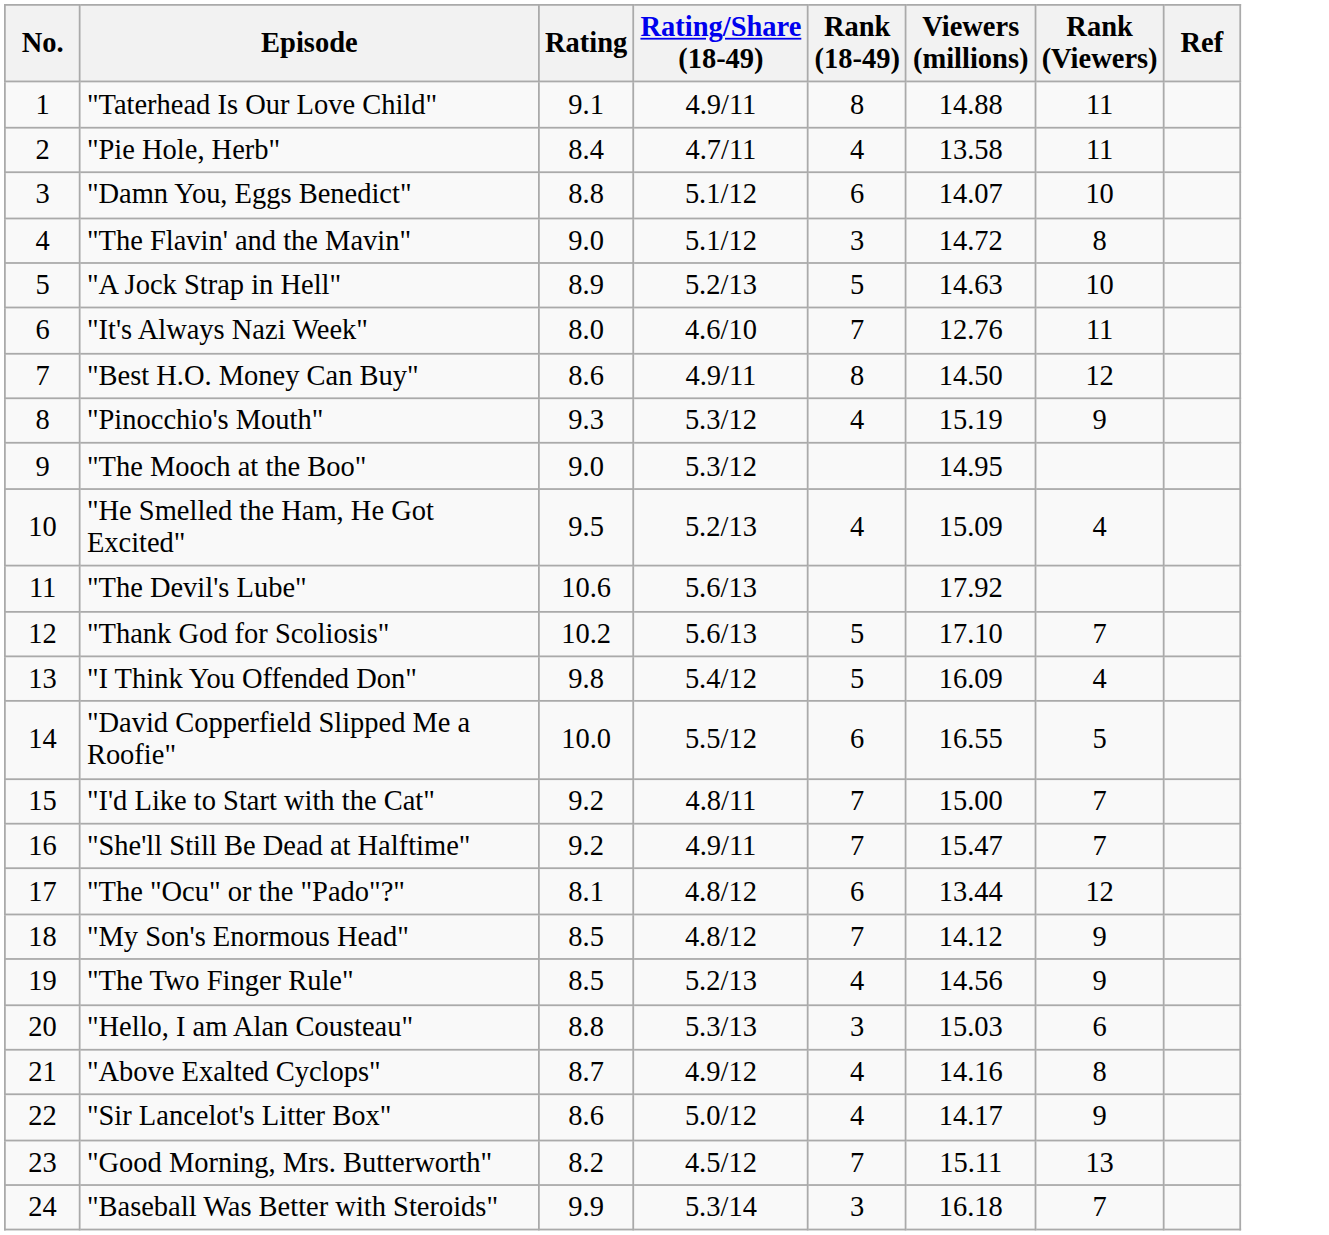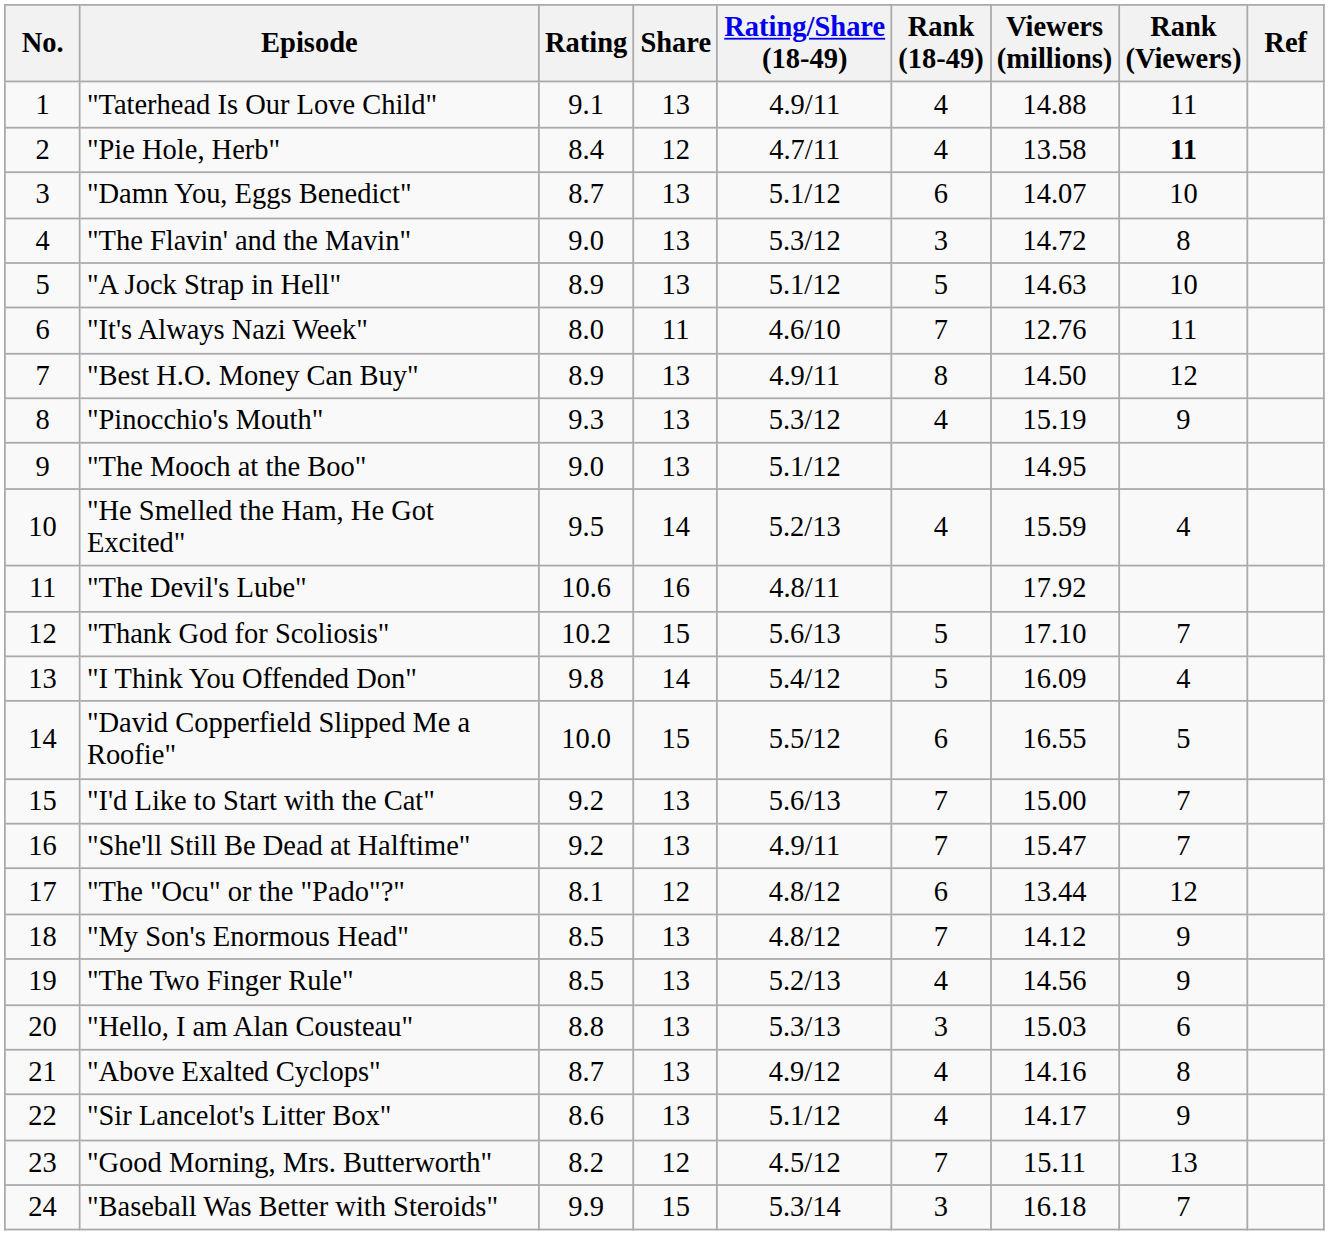+ column: (676, 43)
(857, 104) 8 -> (941, 104) 4
(1100, 149) normal -> (1183, 149) bold
(586, 194) 8.8 -> (586, 194) 8.7
(721, 239) 5.1/12 -> (805, 239) 5.3/12
(721, 284) 5.2/13 -> (805, 284) 5.1/12
(586, 375) 8.6 -> (586, 375) 8.9
(721, 465) 5.3/12 -> (805, 465) 5.1/12
(971, 526) 15.09 -> (1055, 526) 15.59
(721, 588) 5.6/13 -> (805, 588) 4.8/11
(721, 800) 4.8/11 -> (805, 800) 5.6/13
(721, 1116) 5.0/12 -> (805, 1116) 5.1/12
